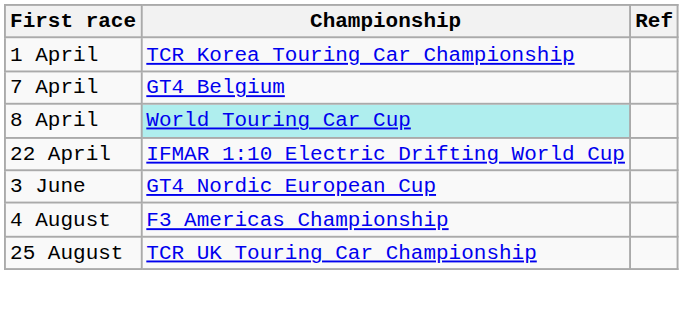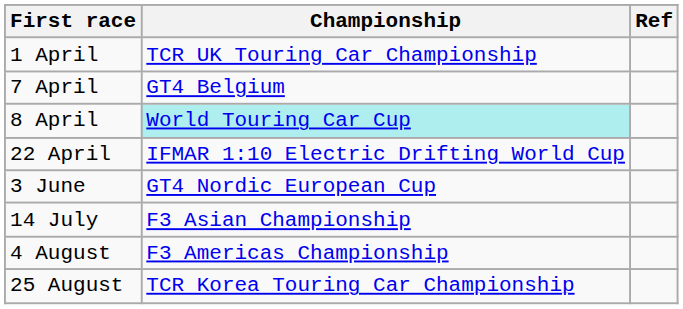(360, 55) TCR Korea Touring Car Championship -> (342, 55) TCR UK Touring Car Championship
+ row: (54, 220)
(342, 253) TCR UK Touring Car Championship -> (360, 286) TCR Korea Touring Car Championship
